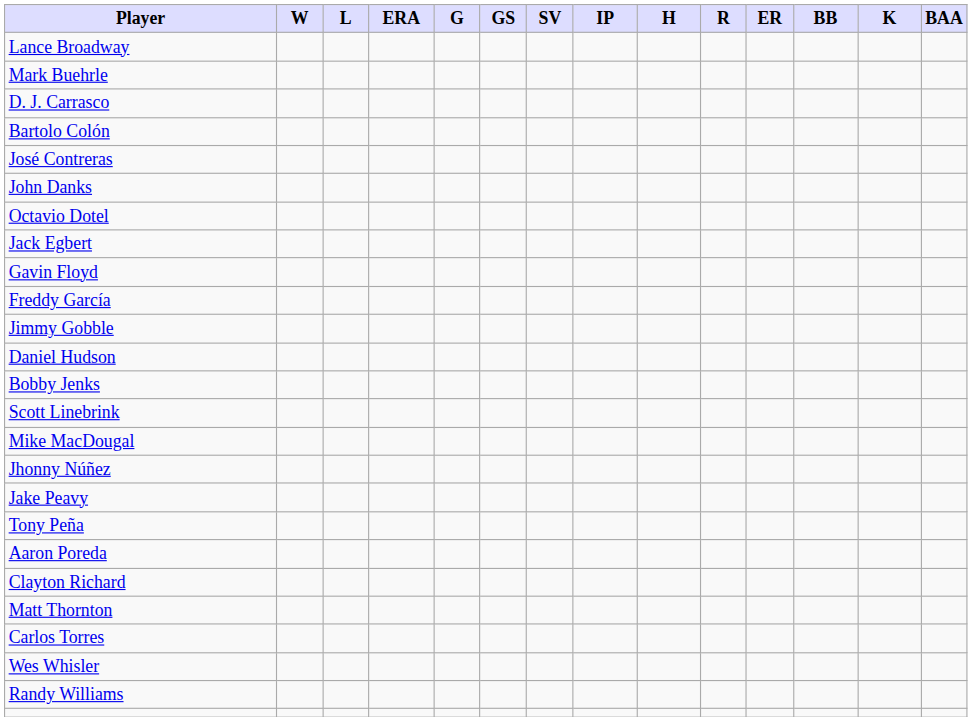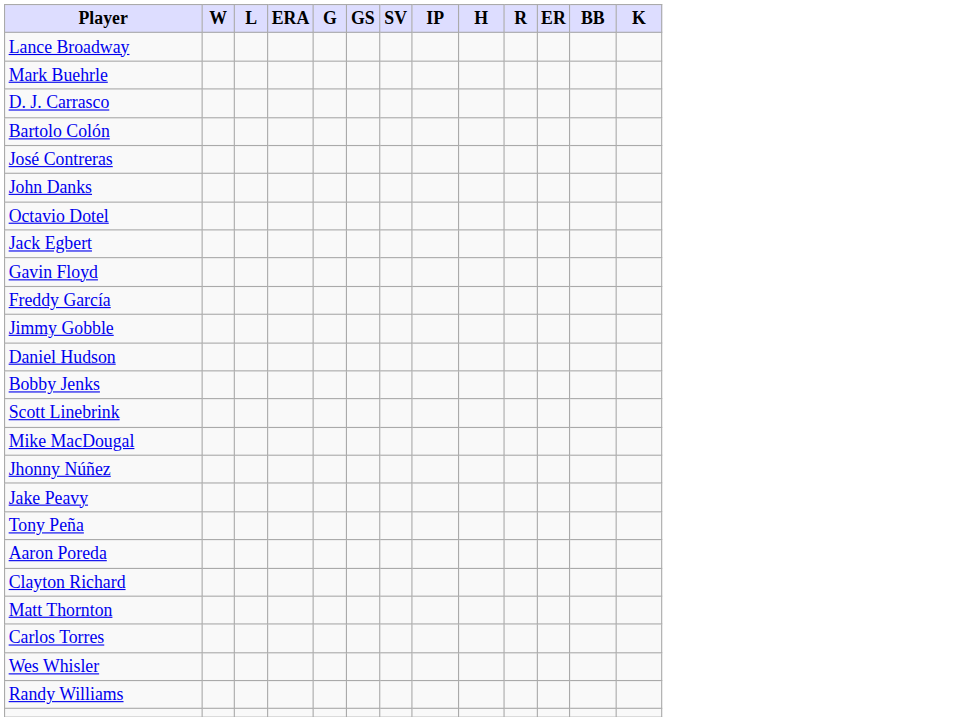- column: (944, 18)
